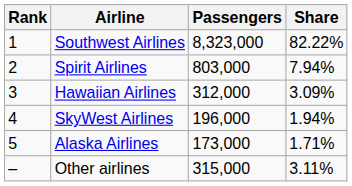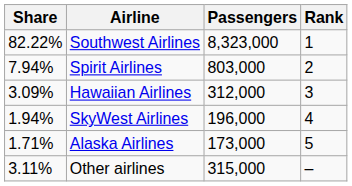columns swapped: (28, 17) <-> (316, 17)
